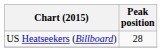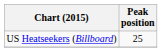(138, 39) 28 -> (138, 39) 25
